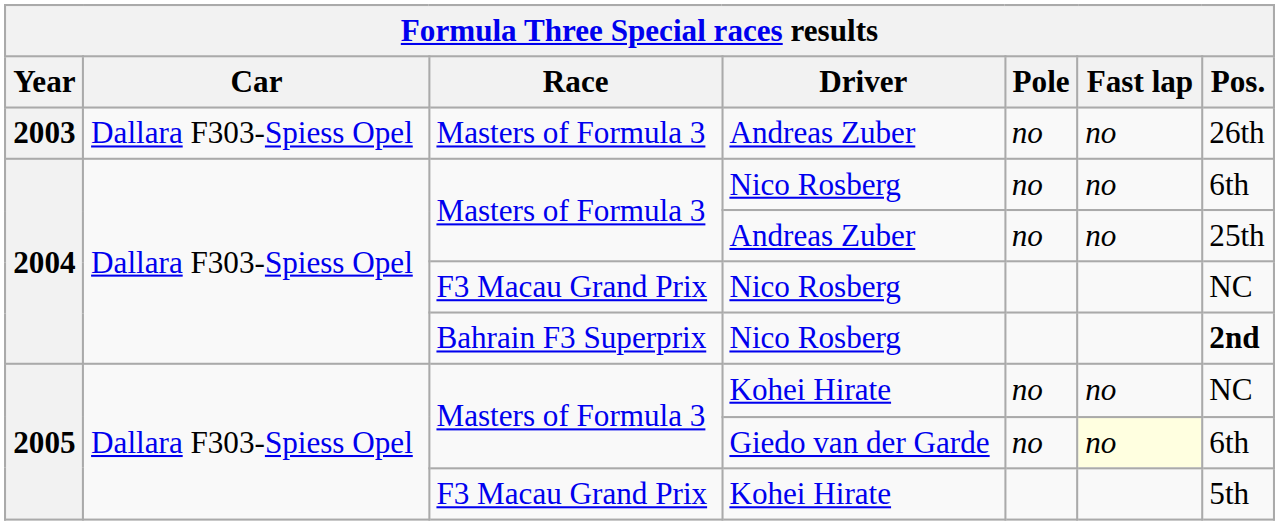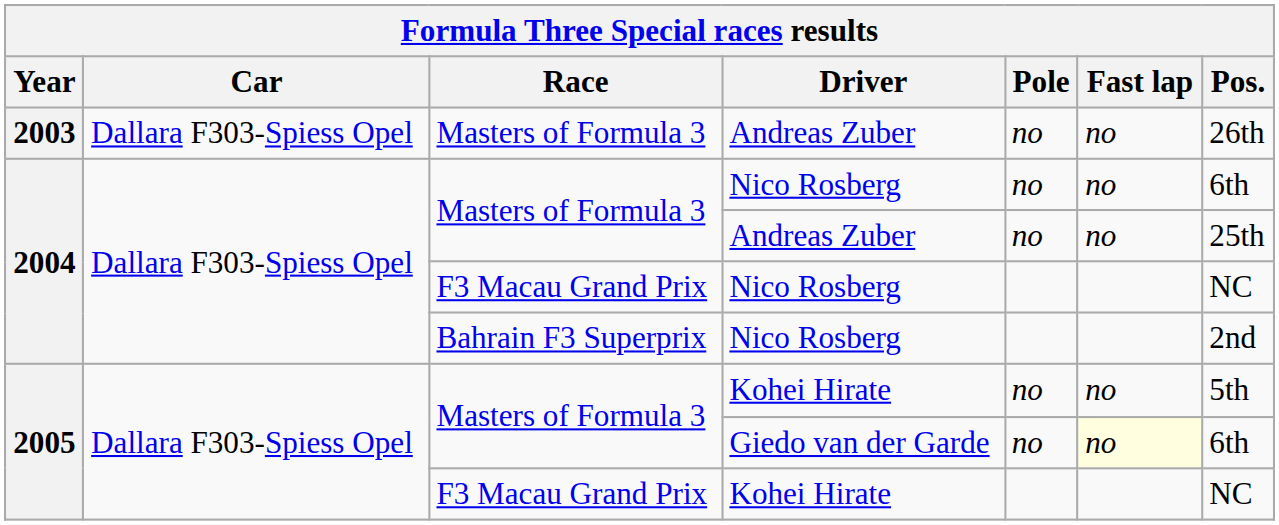(1234, 338) bold -> (1233, 338) normal
(1231, 390) NC -> (1229, 390) 5th
(1229, 492) 5th -> (1231, 492) NC
